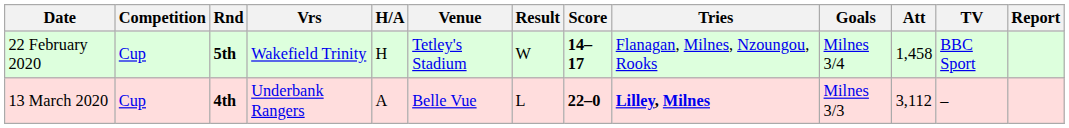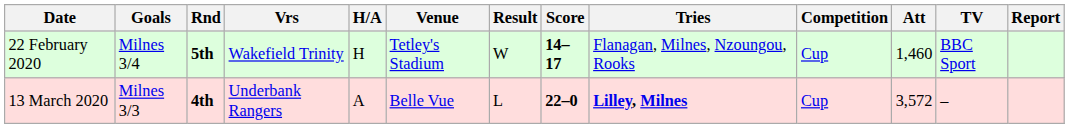columns swapped: (162, 17) <-> (856, 17)
(914, 54) 1,458 -> (914, 54) 1,460
(914, 100) 3,112 -> (914, 100) 3,572
